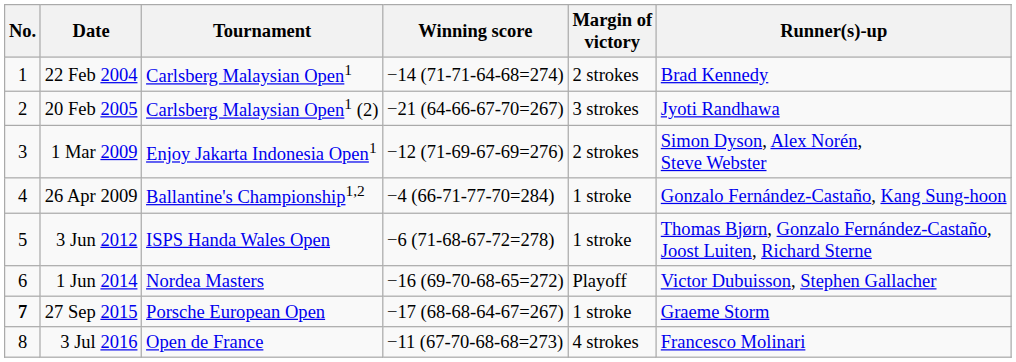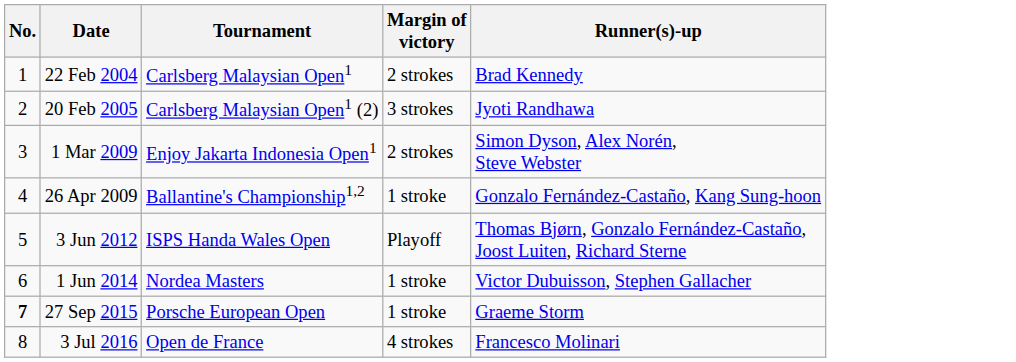- column: (475, 30)
(602, 238) 1 stroke -> (414, 238) Playoff
(599, 280) Playoff -> (417, 280) 1 stroke
